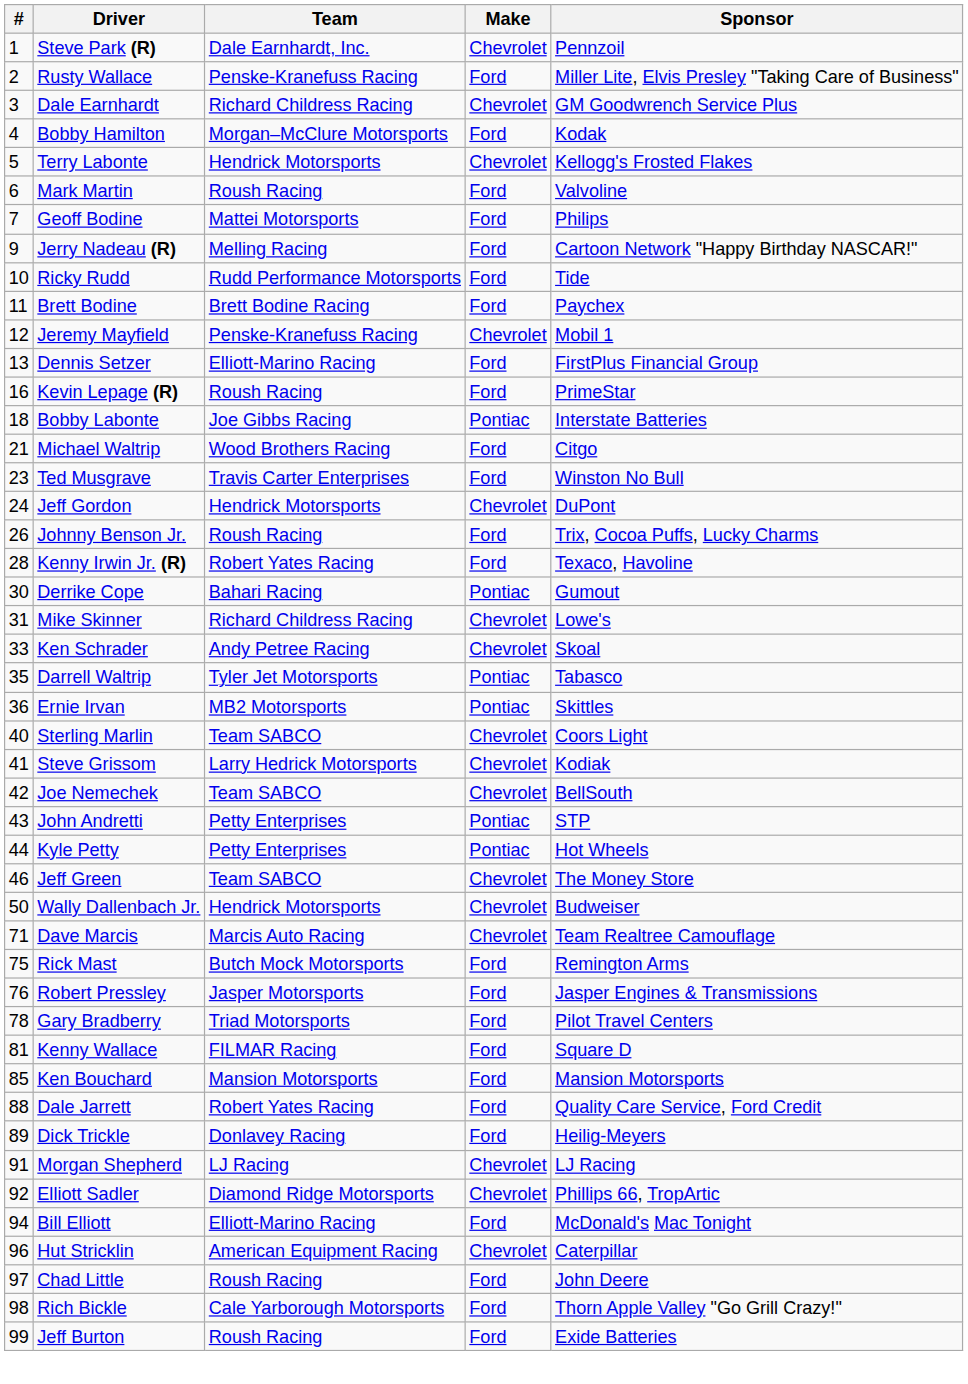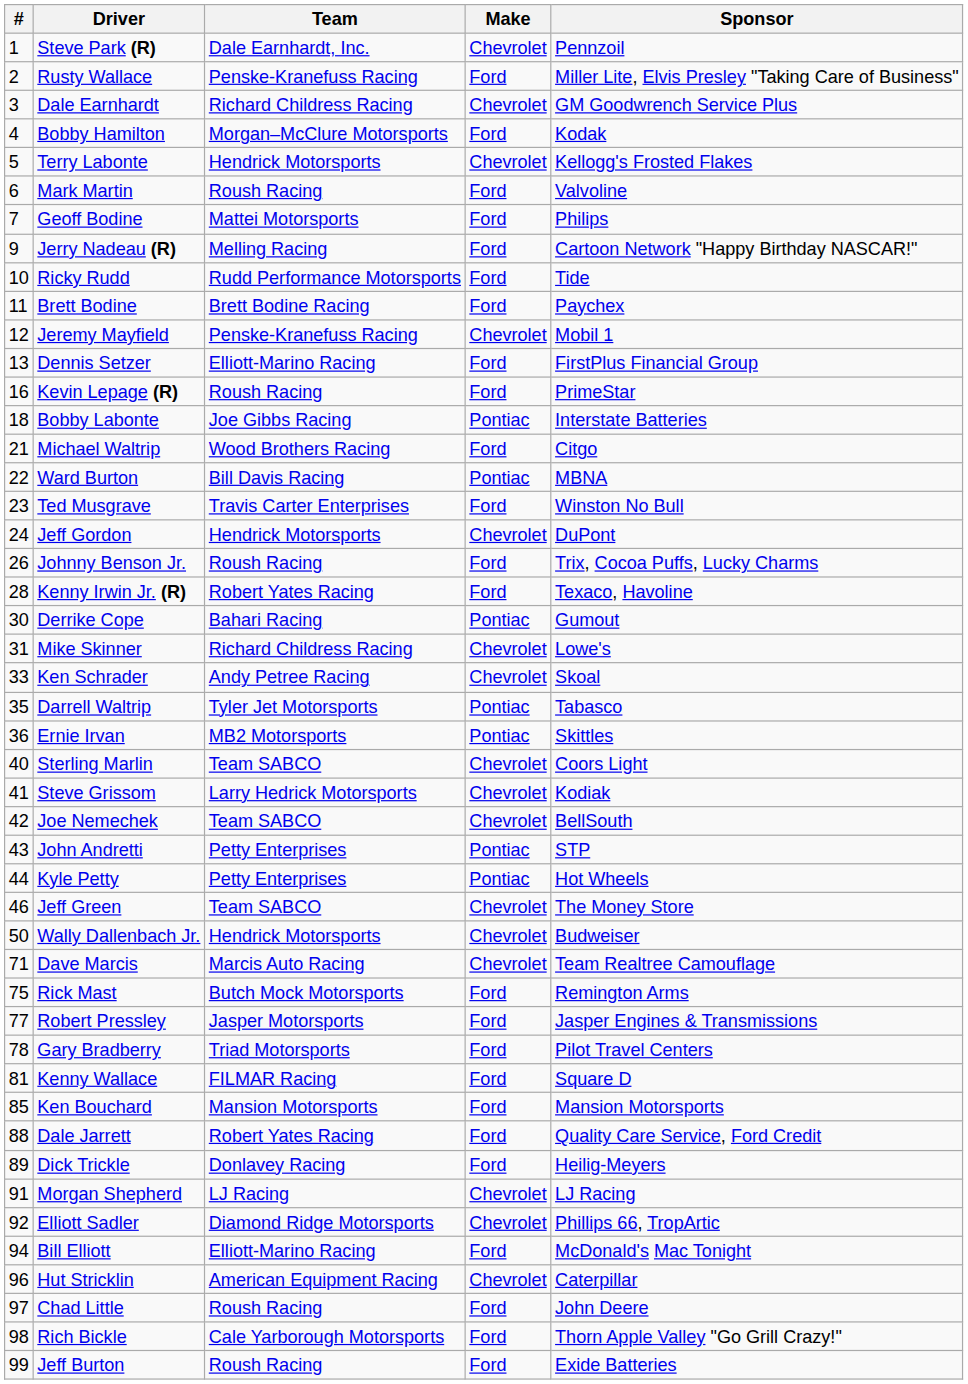+ row: (88, 477)
(19, 993) 76 -> (19, 1021) 77
